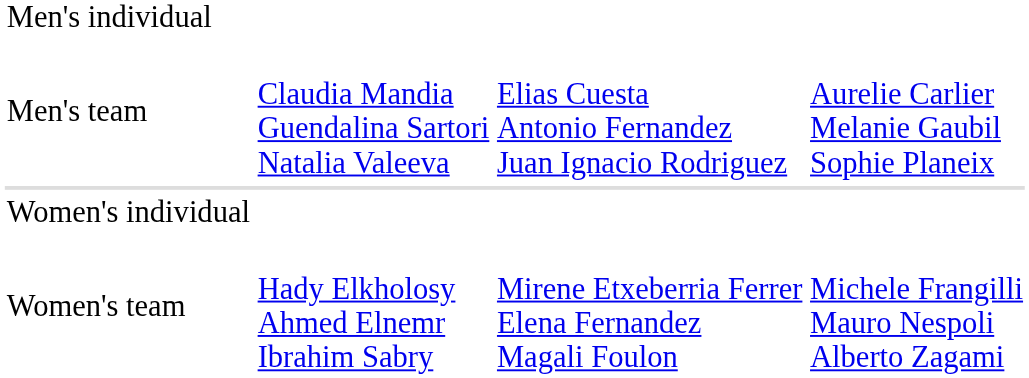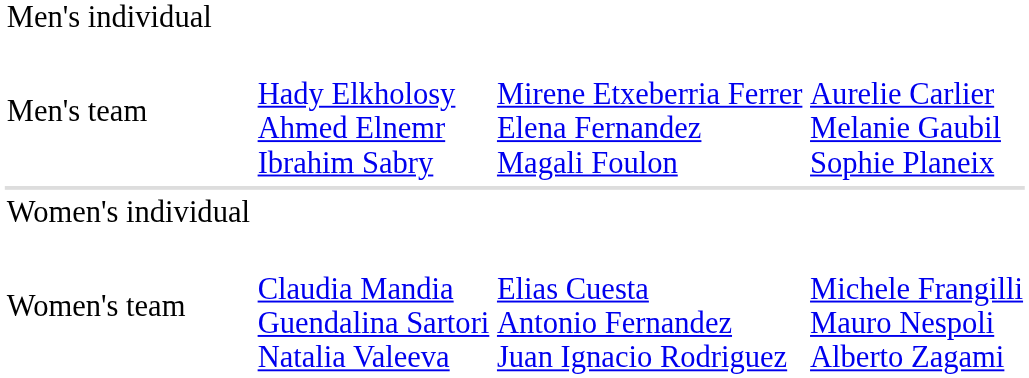(373, 128) Claudia Mandia Guendalina Sartori Natalia Valeeva -> (357, 128) Hady Elkholosy Ahmed Elnemr Ibrahim Sabry
(642, 128) Elias Cuesta Antonio Fernandez Juan Ignacio Rodriguez -> (650, 128) Mirene Etxeberria Ferrer Elena Fernandez Magali Foulon
(357, 323) Hady Elkholosy Ahmed Elnemr Ibrahim Sabry -> (373, 323) Claudia Mandia Guendalina Sartori Natalia Valeeva
(650, 323) Mirene Etxeberria Ferrer Elena Fernandez Magali Foulon -> (642, 323) Elias Cuesta Antonio Fernandez Juan Ignacio Rodriguez
